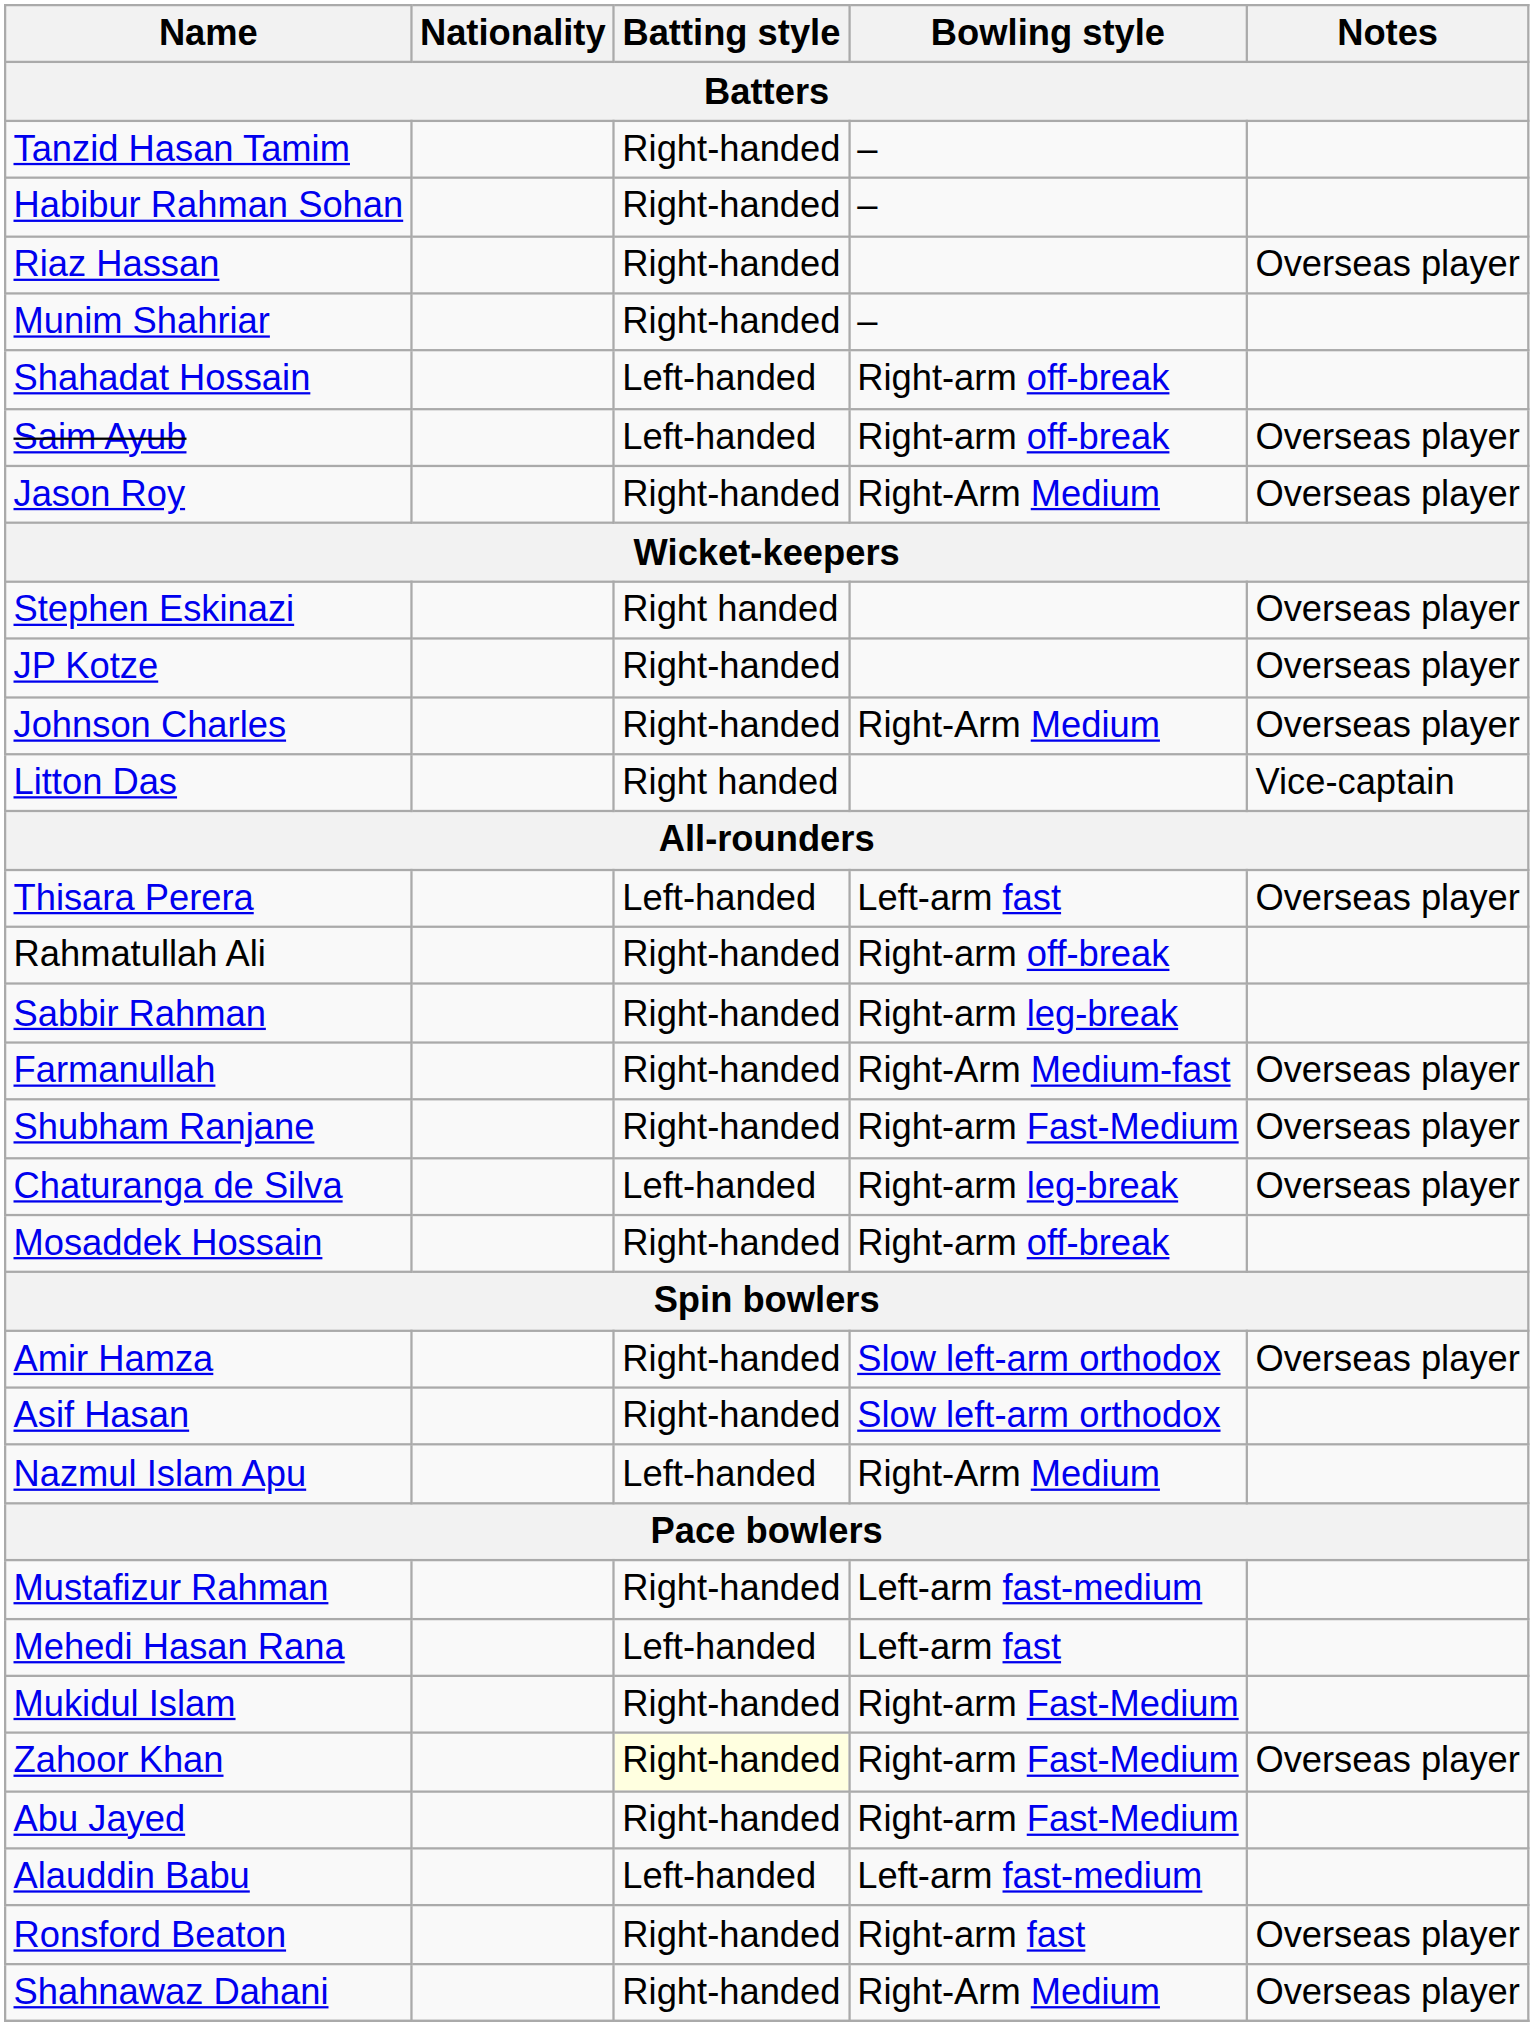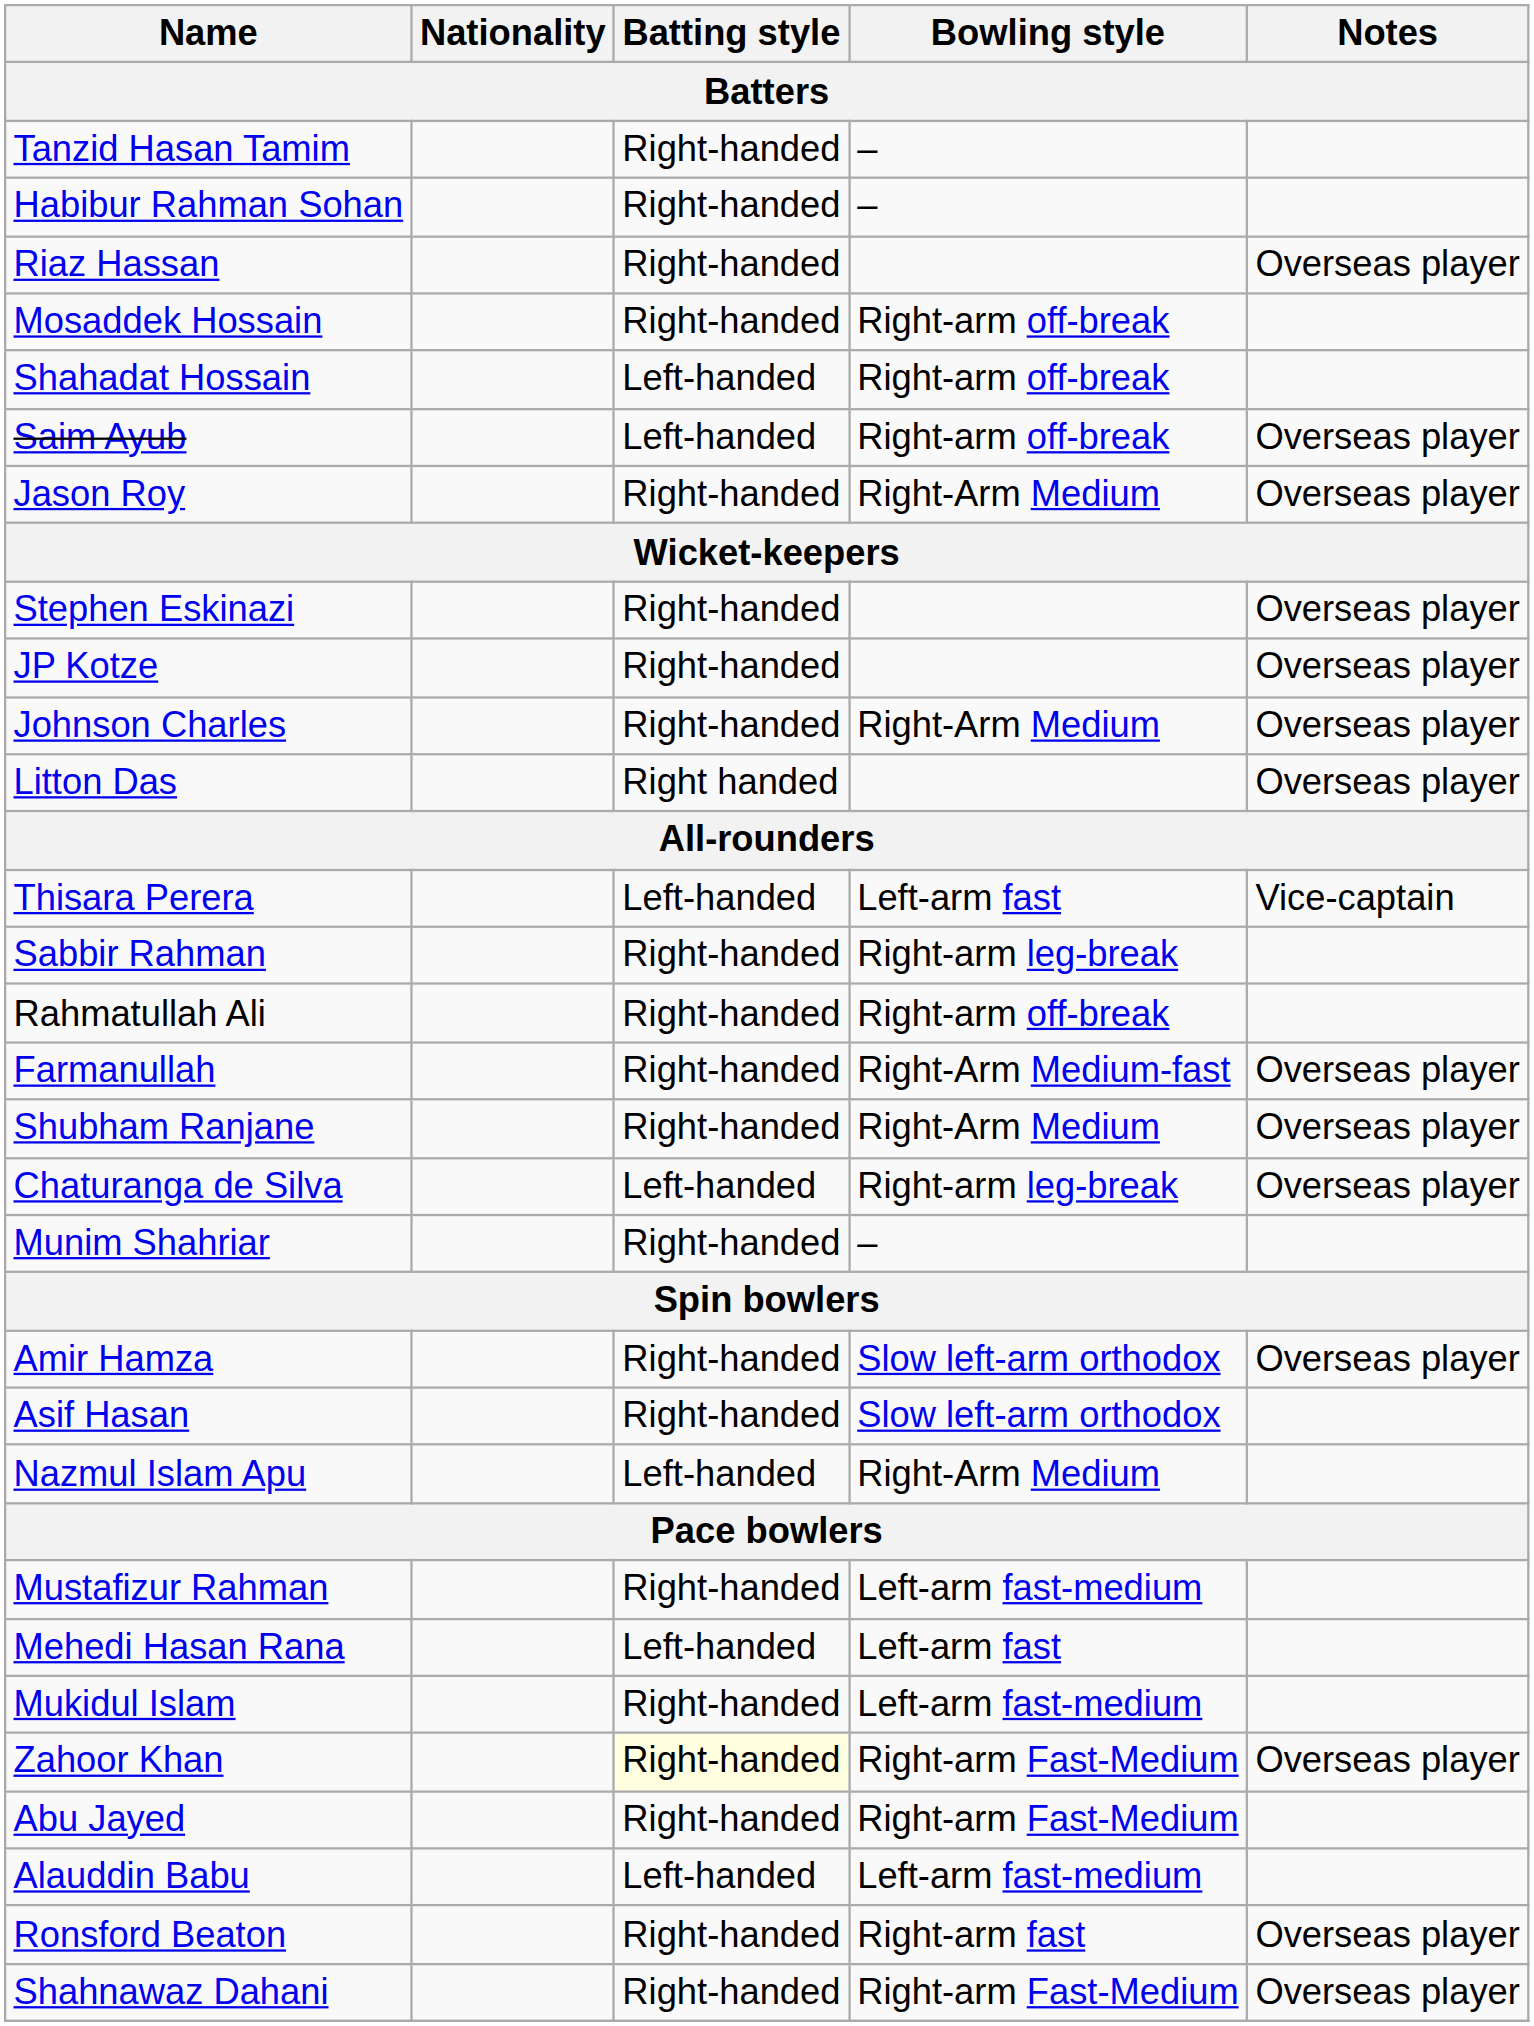rows swapped: (142, 321) <-> (168, 1242)
(730, 609) Right handed -> (731, 609) Right-handed
(1355, 782) Vice-captain -> (1388, 782) Overseas player
(1388, 897) Overseas player -> (1355, 897) Vice-captain
rows swapped: (140, 954) <-> (140, 1012)
(1048, 1127) Right-arm Fast-Medium -> (1009, 1127) Right-Arm Medium
(1048, 1703) Right-arm Fast-Medium -> (1030, 1703) Left-arm fast-medium
(1009, 1991) Right-Arm Medium -> (1048, 1991) Right-arm Fast-Medium
